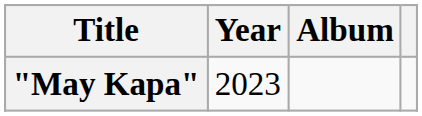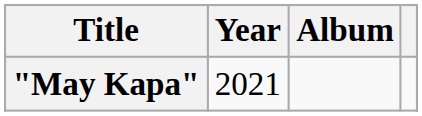(248, 83) 2023 -> (248, 83) 2021
